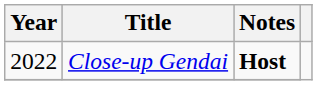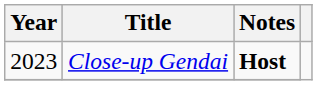(34, 60) 2022 -> (34, 60) 2023
